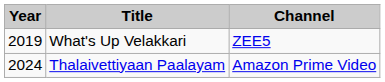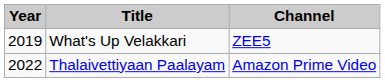(25, 65) 2024 -> (25, 65) 2022
